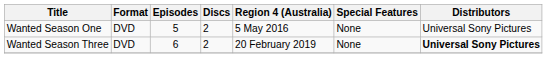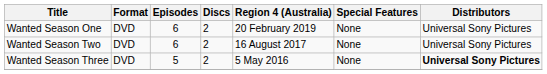(175, 28) 5 -> (175, 28) 6
(262, 28) 5 May 2016 -> (275, 28) 20 February 2019
+ row: (54, 45)
(175, 45) 6 -> (175, 61) 5
(275, 45) 20 February 2019 -> (262, 61) 5 May 2016
